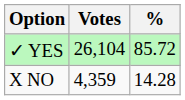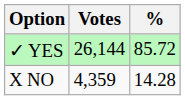(99, 49) 26,104 -> (99, 49) 26,144
